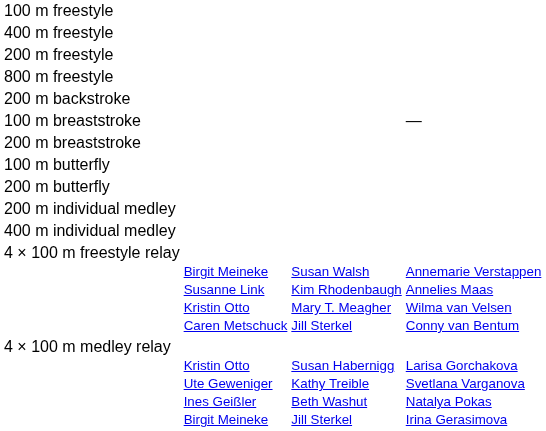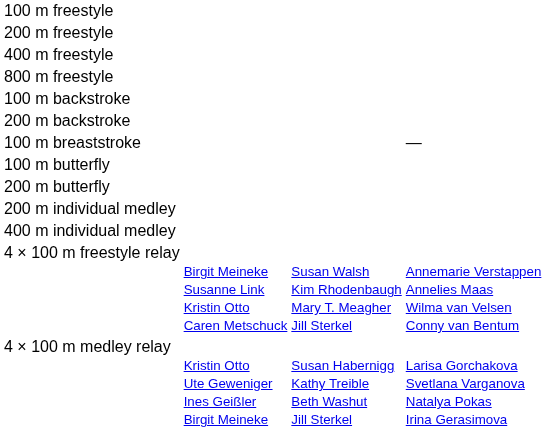rows swapped: (59, 54) <-> (59, 32)
+ row: (67, 98)
- row: (72, 142)
